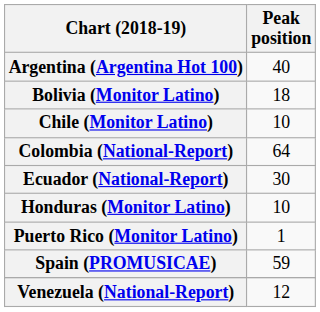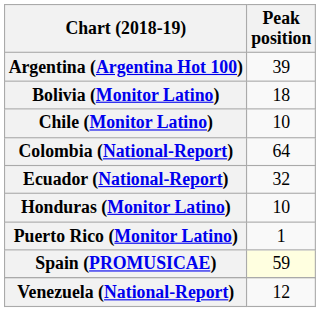(281, 66) 40 -> (281, 66) 39
(281, 179) 30 -> (281, 179) 32
(281, 263) no background -> (281, 263) lightyellow background
